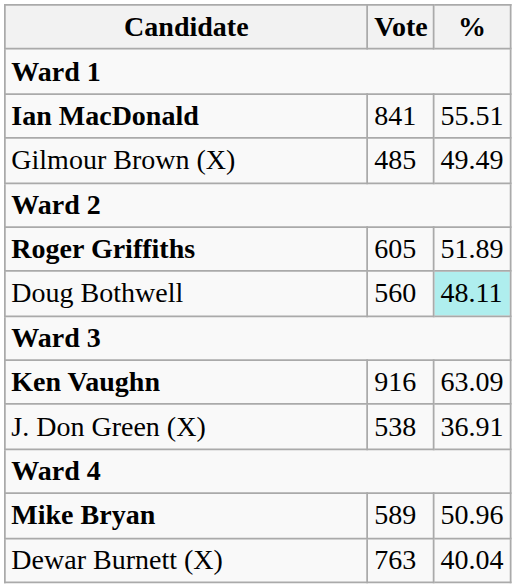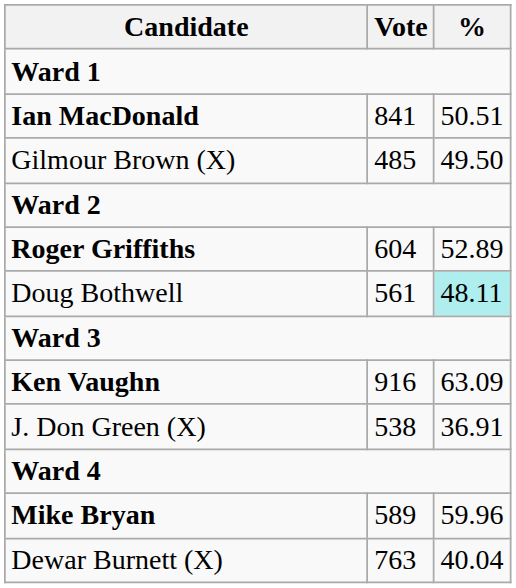(472, 115) 55.51 -> (472, 115) 50.51
(472, 159) 49.49 -> (472, 159) 49.50
(395, 248) 605 -> (395, 248) 604
(472, 248) 51.89 -> (472, 248) 52.89
(395, 293) 560 -> (395, 293) 561
(472, 515) 50.96 -> (472, 515) 59.96
